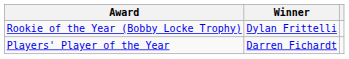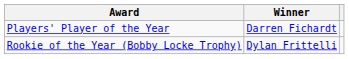rows swapped: (88, 45) <-> (124, 29)
